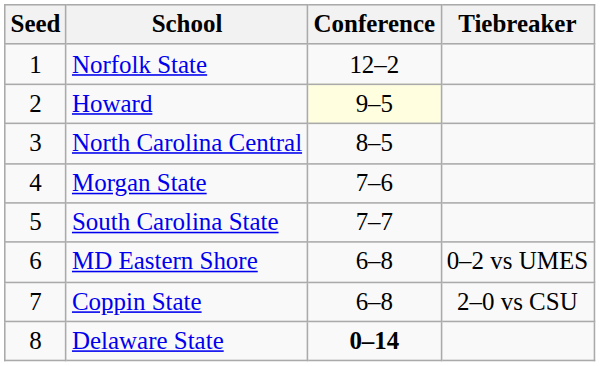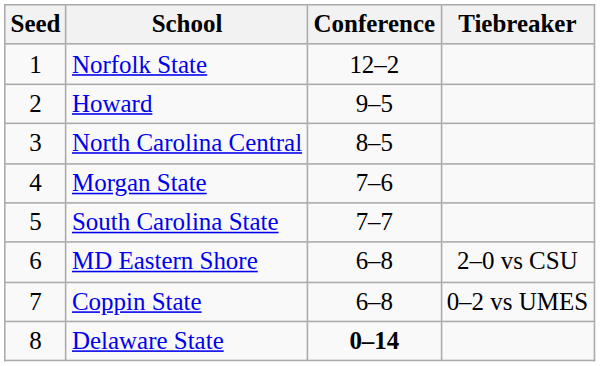(374, 103) lightyellow background -> (374, 103) no background
(517, 261) 0–2 vs UMES -> (517, 261) 2–0 vs CSU
(517, 301) 2–0 vs CSU -> (517, 301) 0–2 vs UMES
